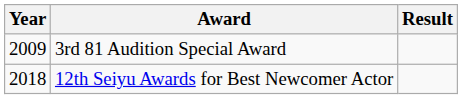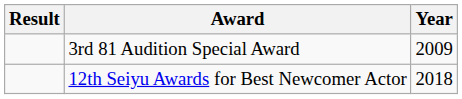columns swapped: (28, 19) <-> (427, 19)
